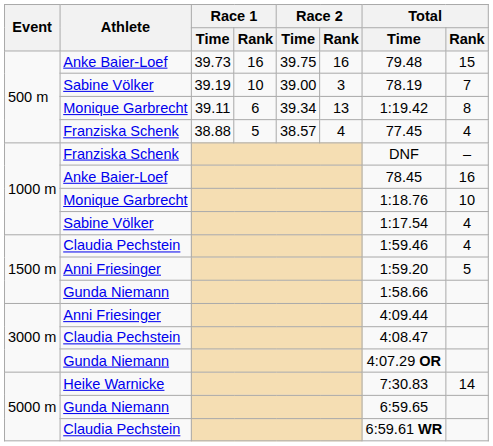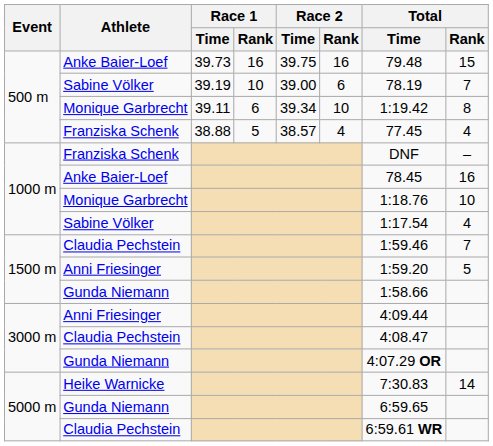(341, 85) 3 -> (341, 85) 6
(341, 108) 13 -> (341, 108) 10
(467, 246) 4 -> (467, 246) 7
